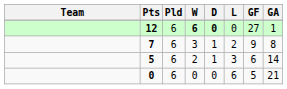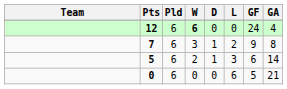(214, 28) bold -> (214, 28) normal
(254, 28) 27 -> (254, 28) 24
(273, 28) 1 -> (273, 28) 4
